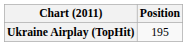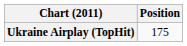(160, 32) 195 -> (160, 32) 175
